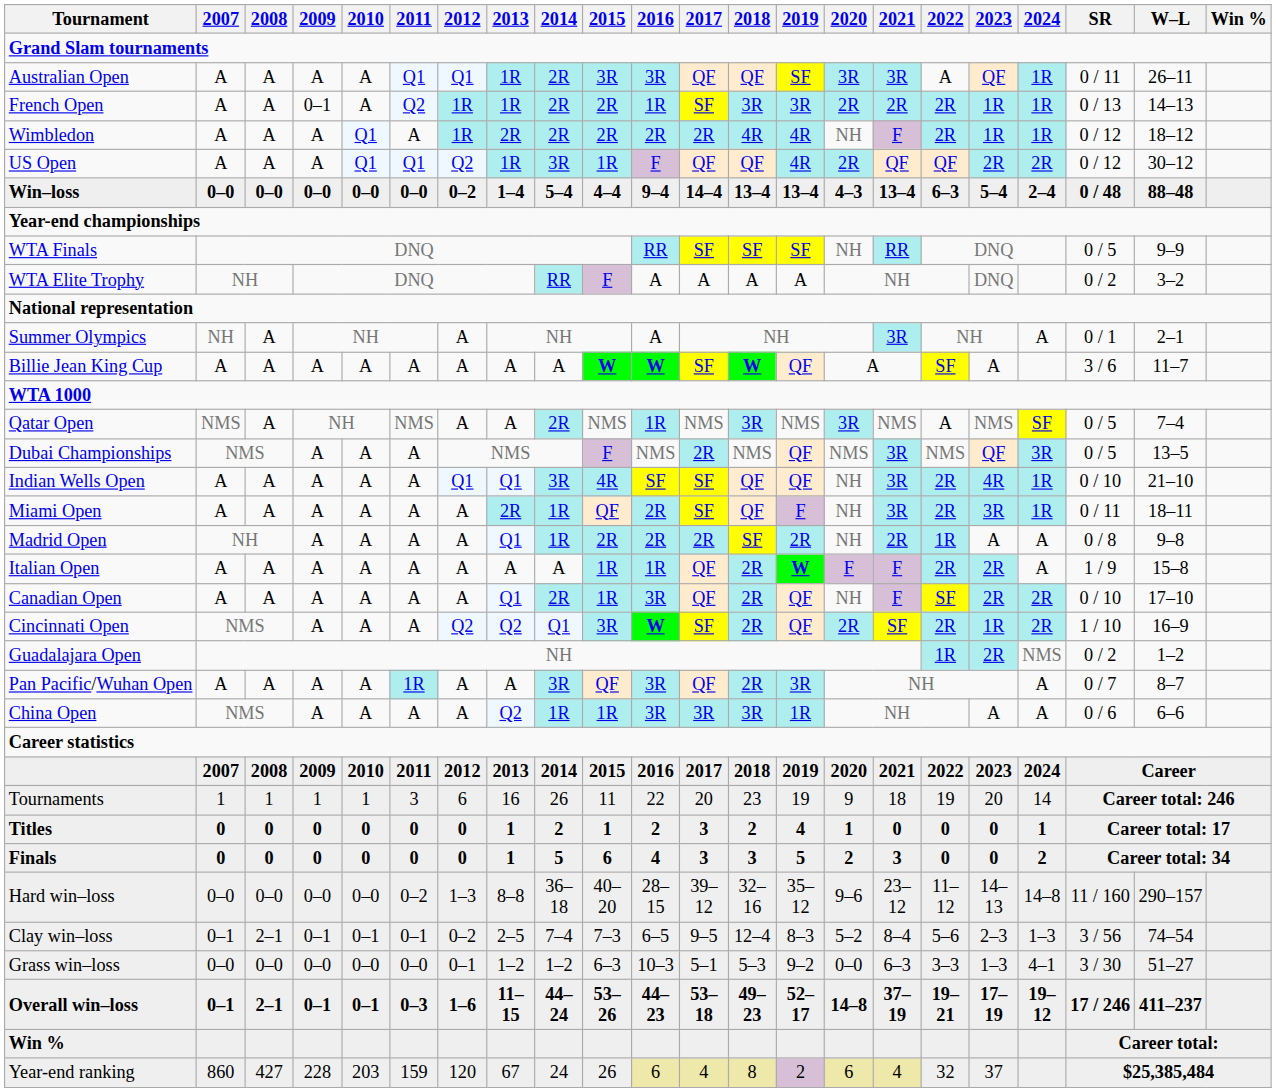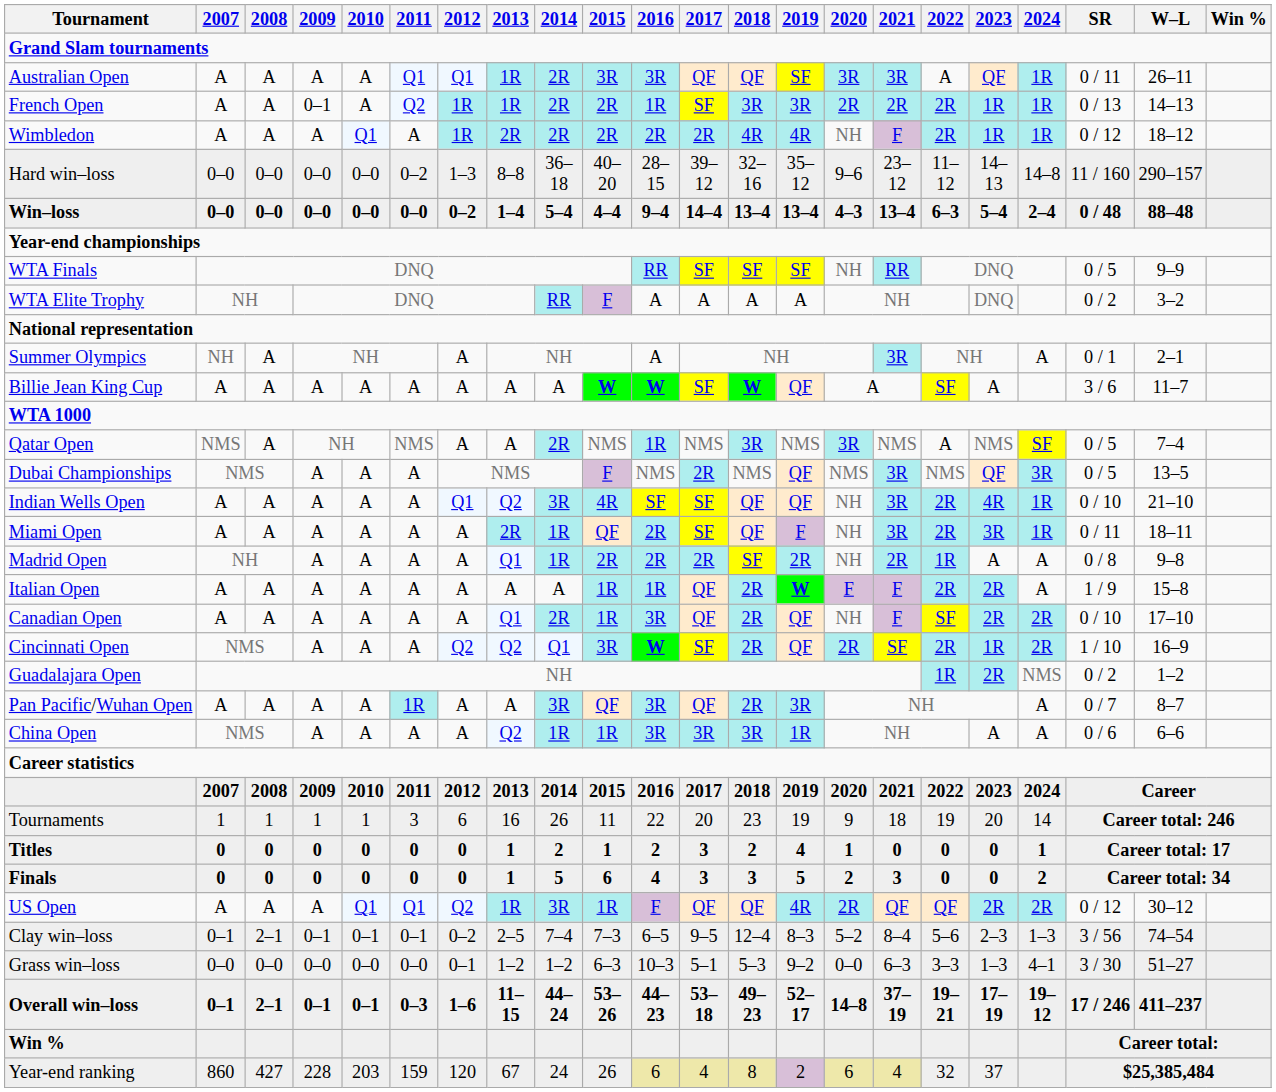rows swapped: (42, 163) <-> (62, 897)
(511, 481) Q1 -> (511, 502) Q2
